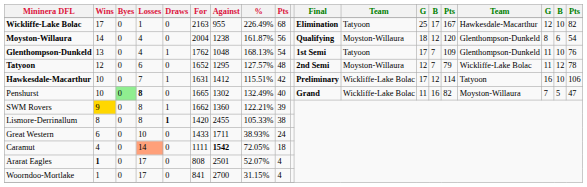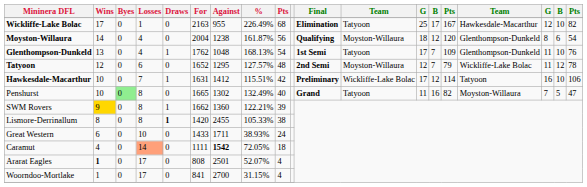(140, 93) bold -> (140, 93) normal
(379, 93) Wickliffe-Lake Bolac -> (356, 93) Tatyoon
